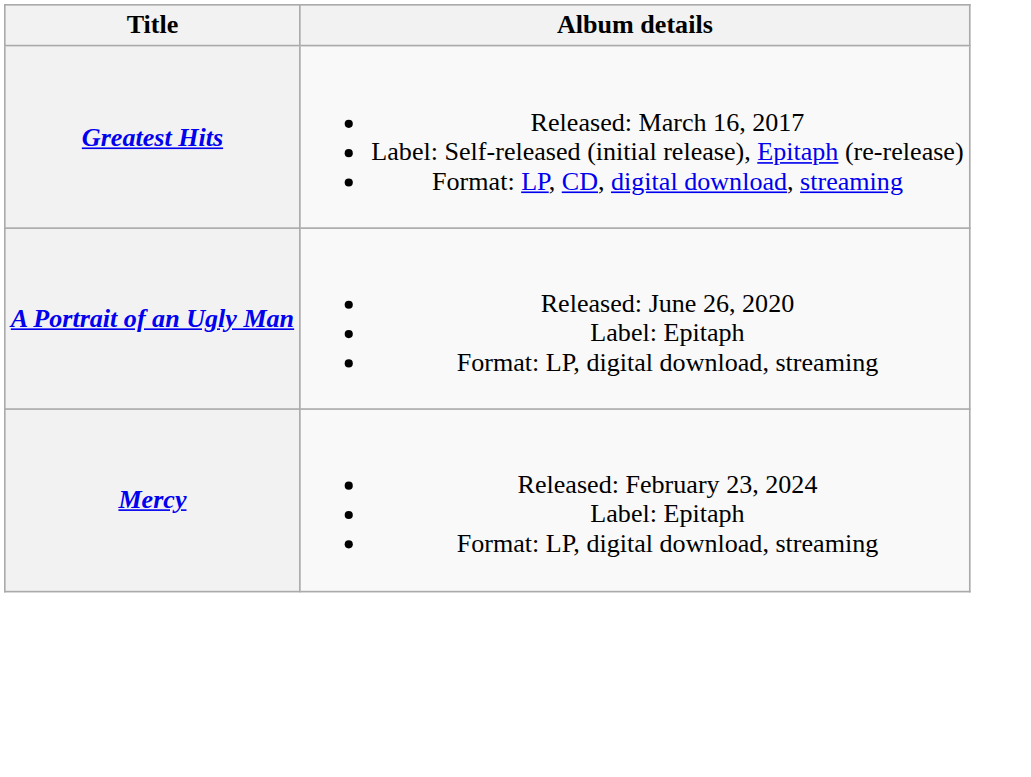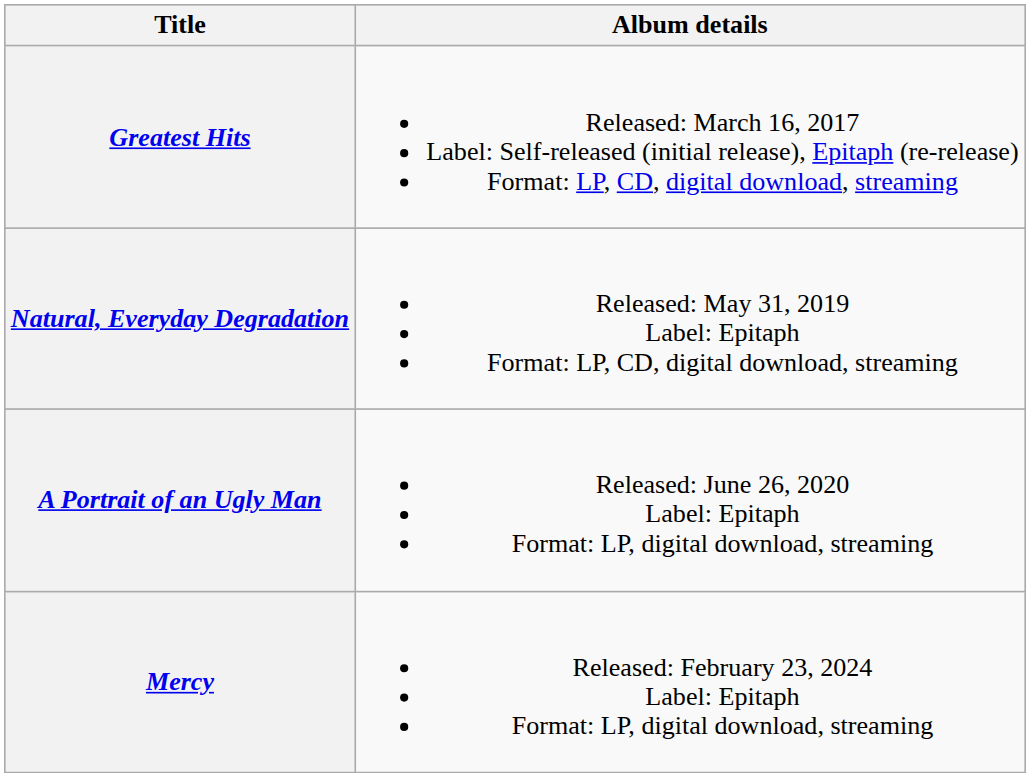+ row: (180, 318)
